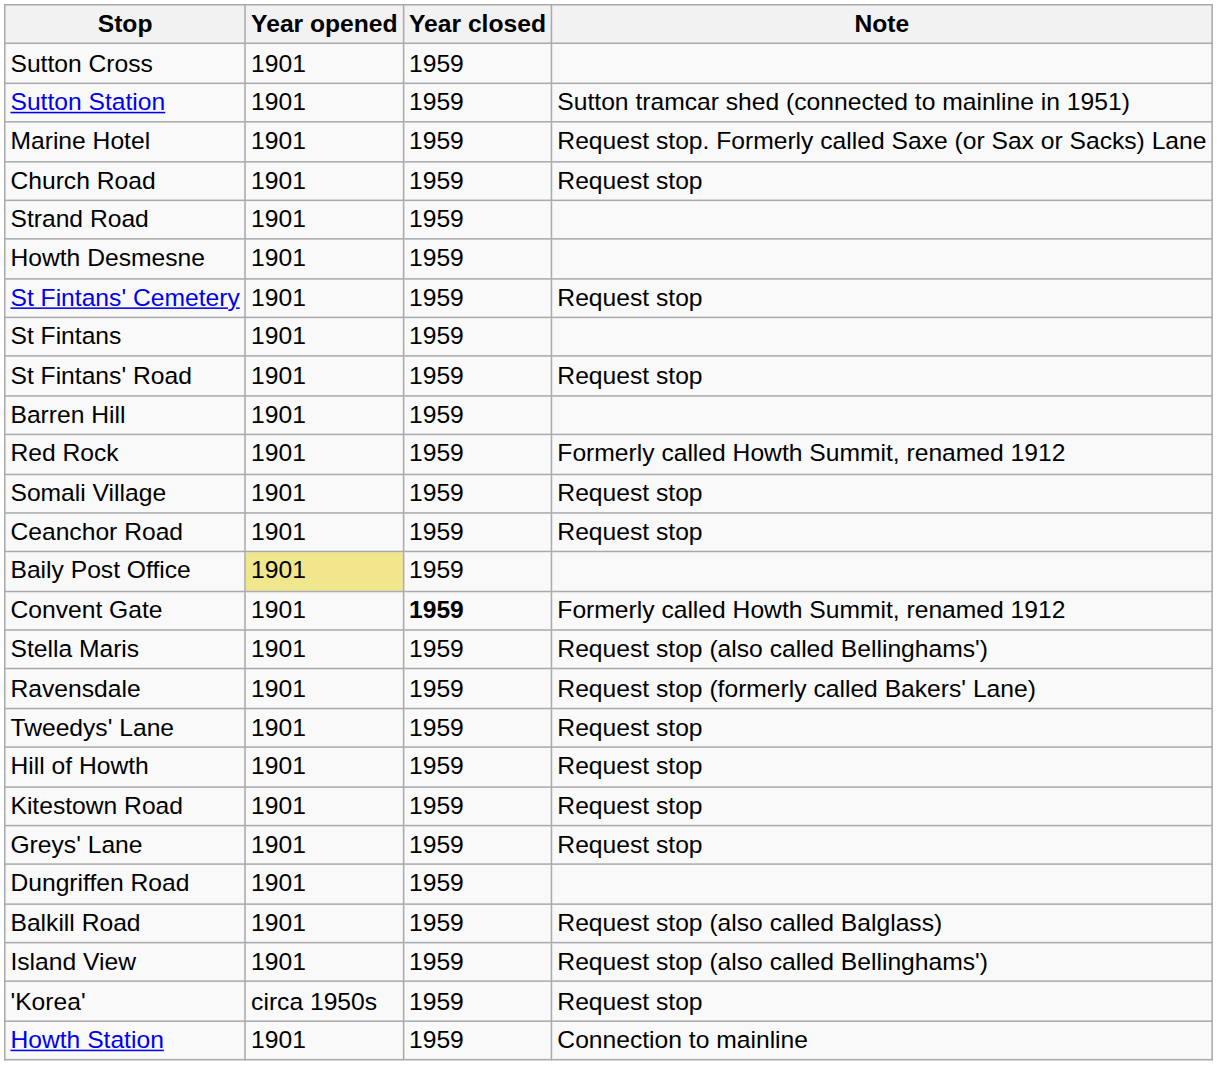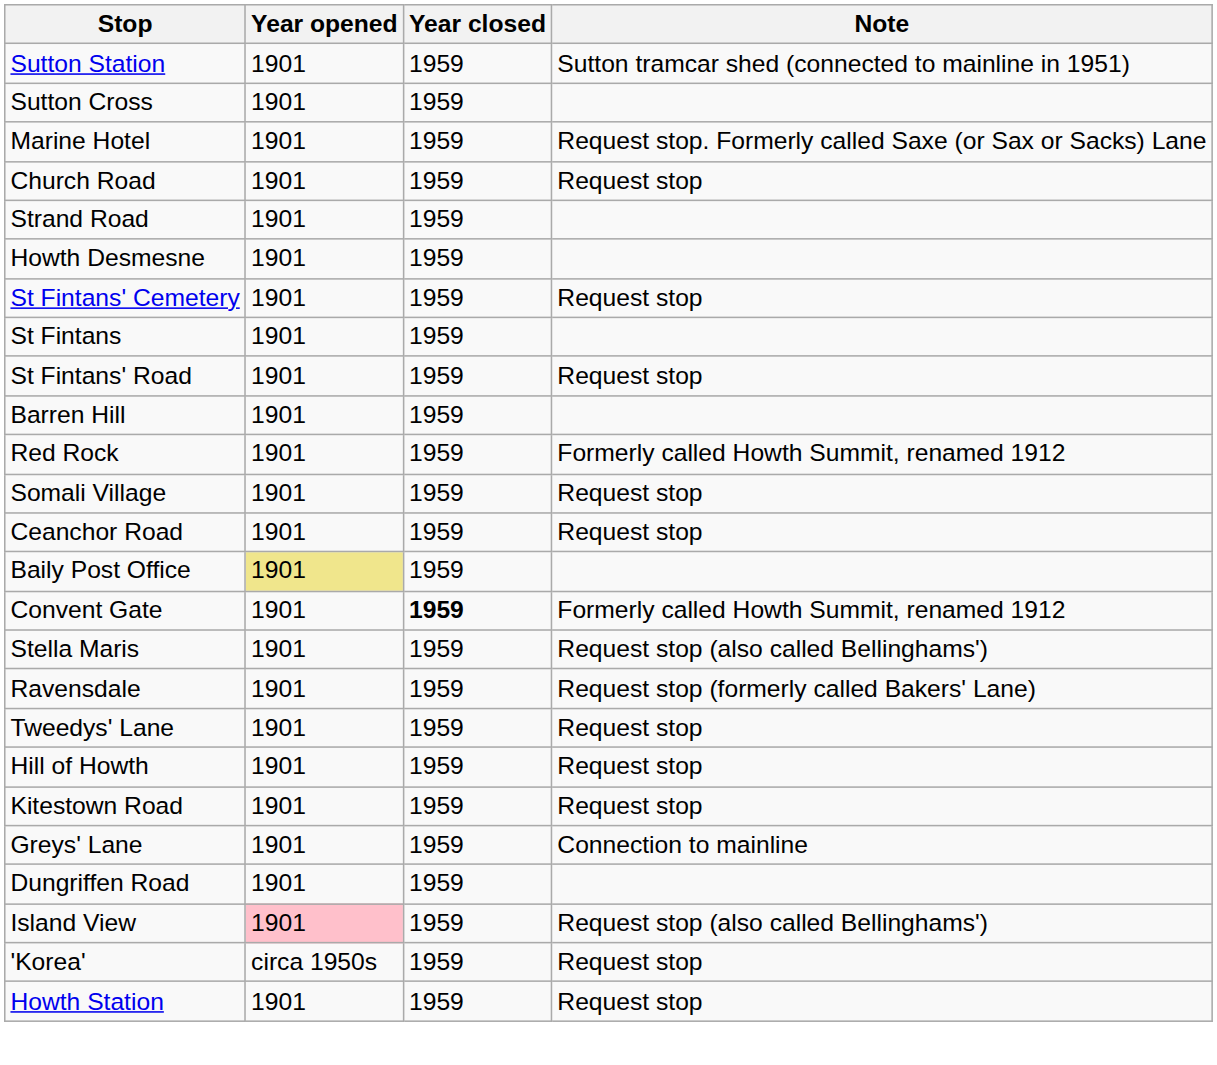rows swapped: (88, 102) <-> (82, 63)
(630, 844) Request stop -> (683, 844) Connection to mainline
- row: (76, 922)
(279, 961) no background -> (279, 922) pink background
(683, 1040) Connection to mainline -> (630, 1000) Request stop
